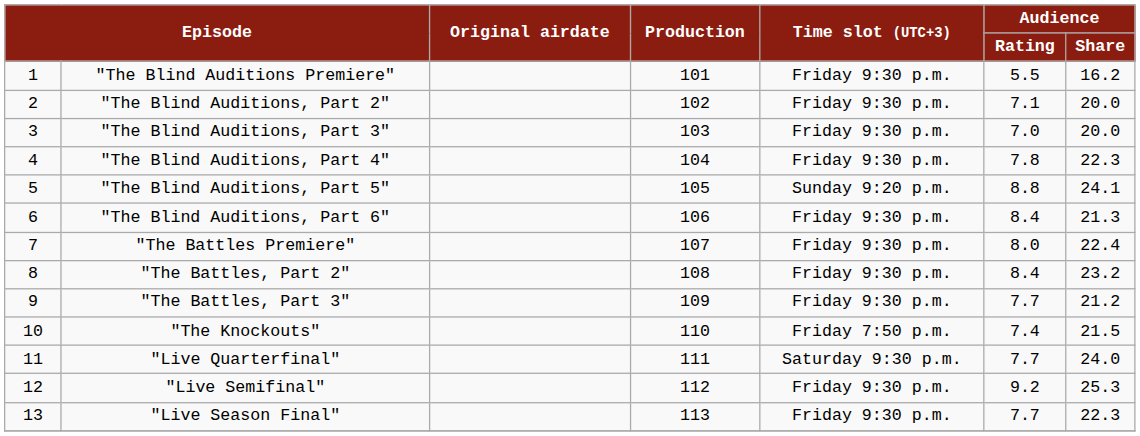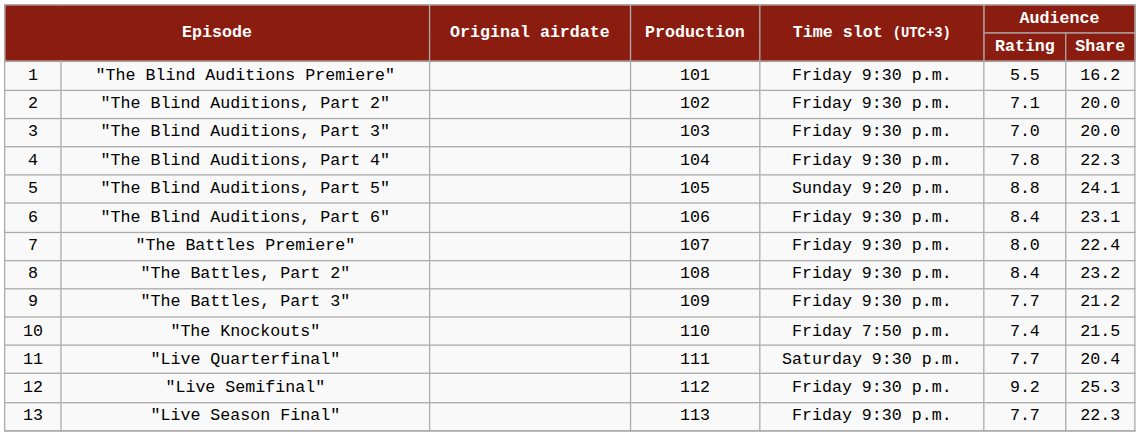(1100, 217) 21.3 -> (1100, 217) 23.1
(1100, 359) 24.0 -> (1100, 359) 20.4
